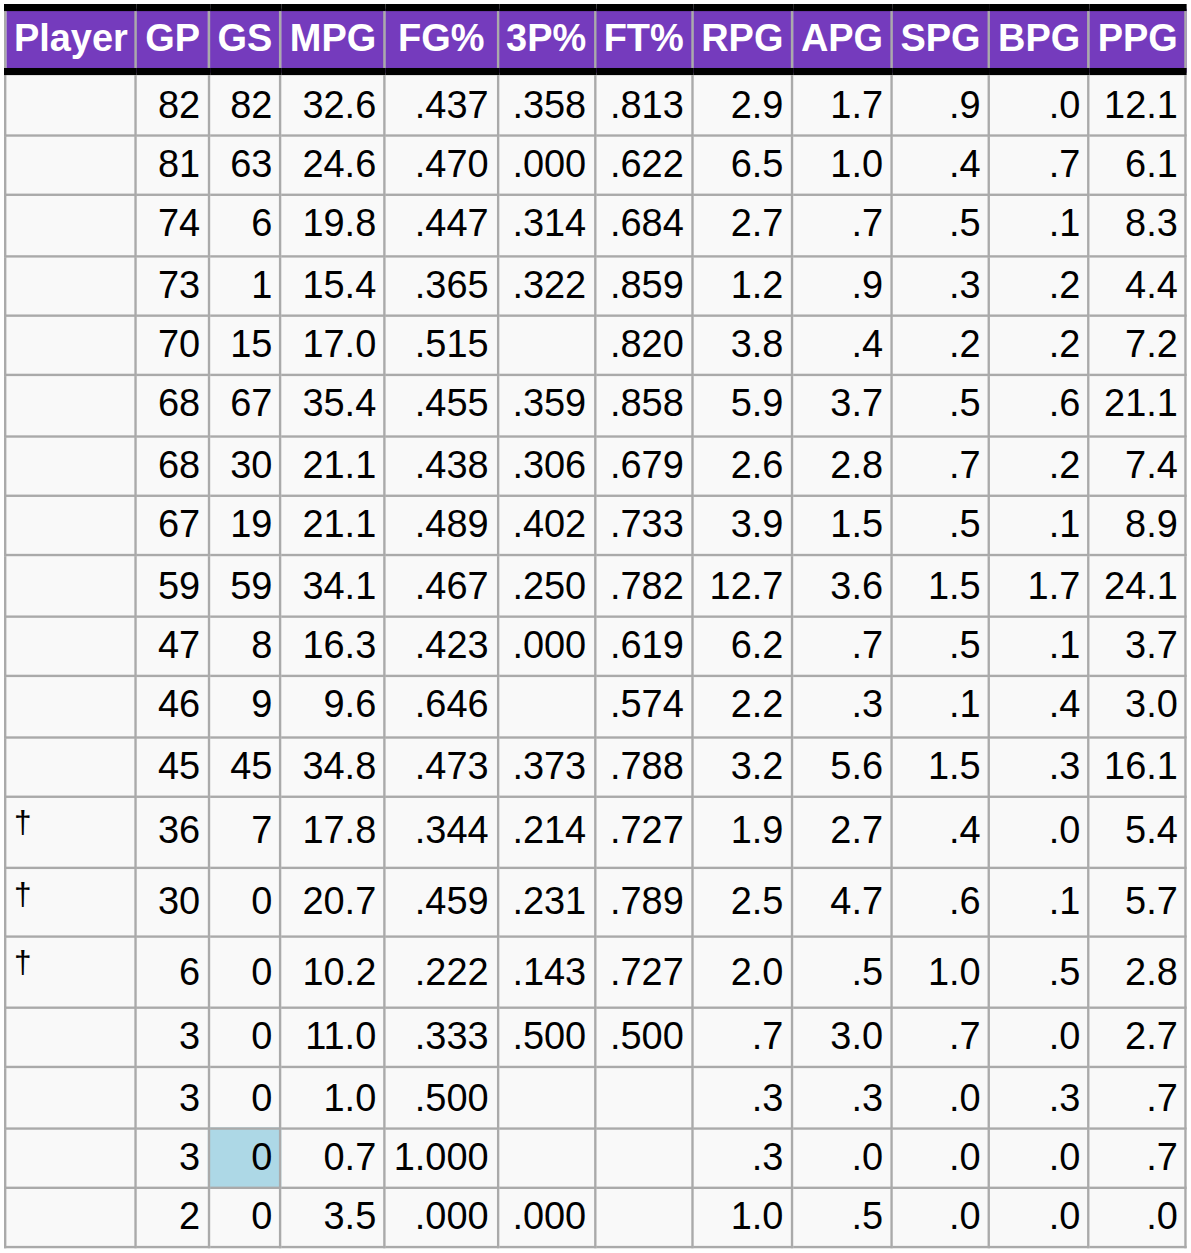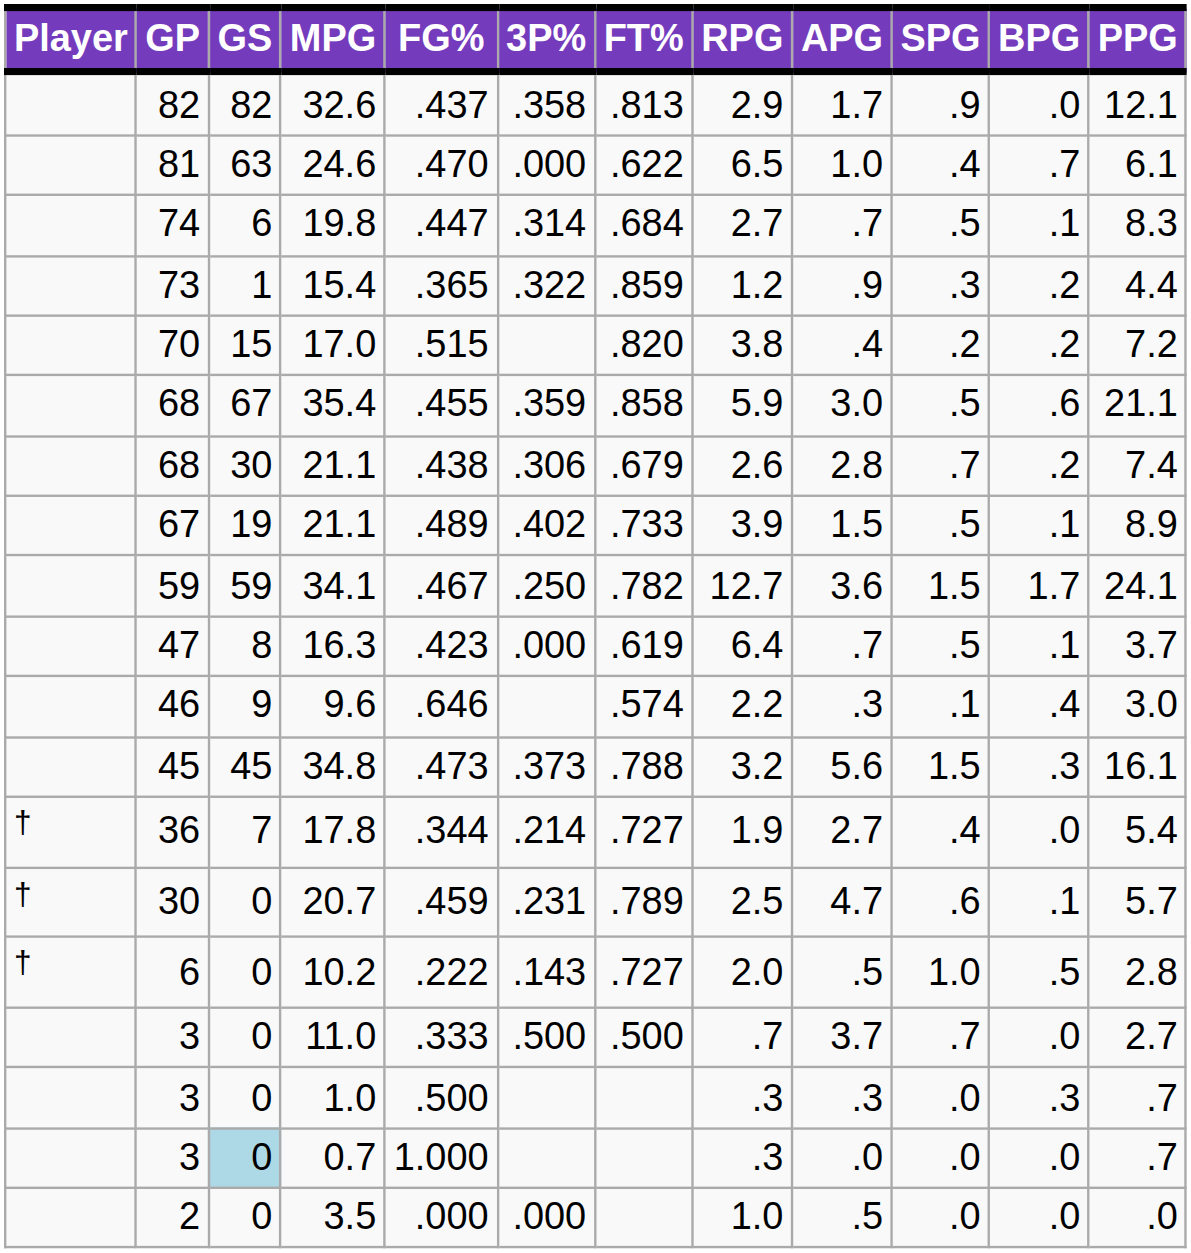(857, 404) 3.7 -> (857, 404) 3.0
(757, 645) 6.2 -> (757, 645) 6.4
(857, 1037) 3.0 -> (857, 1037) 3.7
